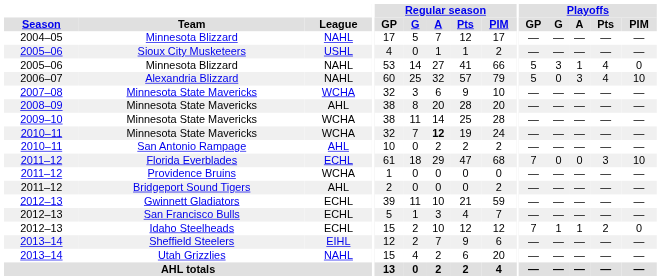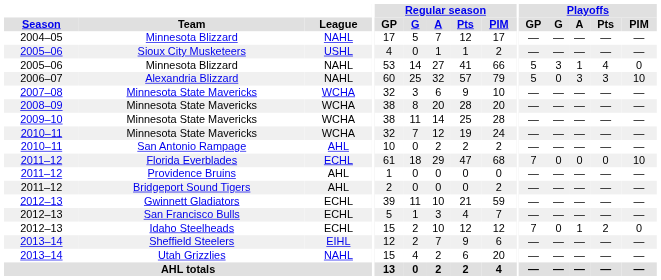(606, 78) 4 -> (606, 78) 3
(338, 106) AHL -> (338, 106) WCHA
(438, 133) bold -> (438, 133) normal
(606, 160) 3 -> (606, 160) 0
(338, 174) WCHA -> (338, 174) AHL
(559, 228) 1 -> (559, 228) 0
